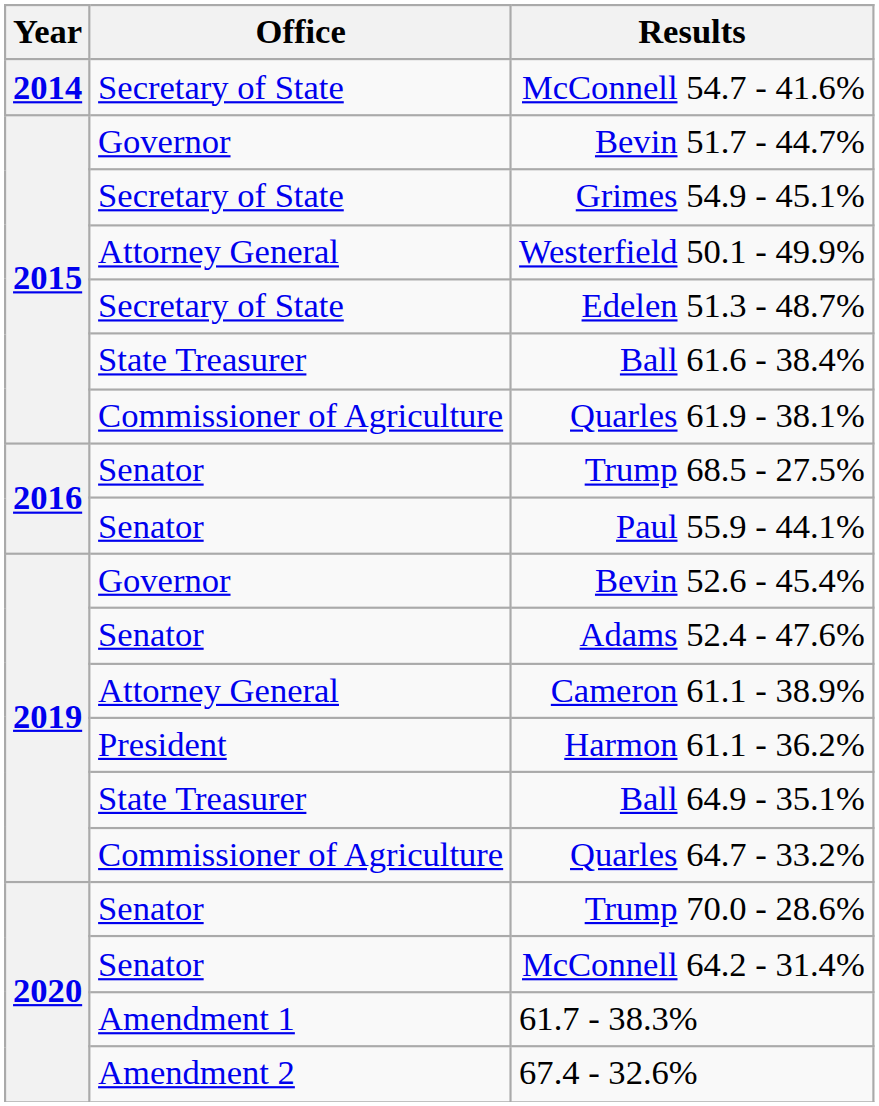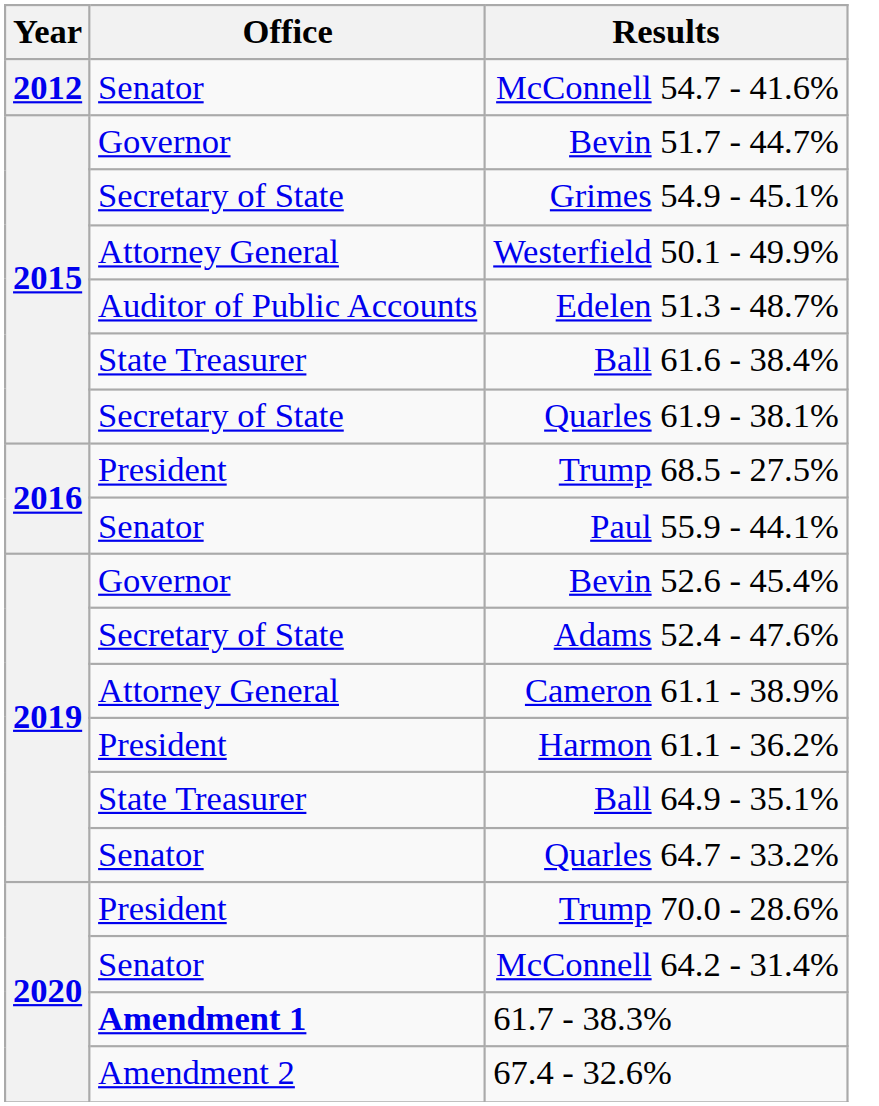(48, 86) 2014 -> (48, 86) 2012
(221, 86) Secretary of State -> (151, 86) Senator
(221, 305) Secretary of State -> (288, 305) Auditor of Public Accounts
(301, 415) Commissioner of Agriculture -> (221, 415) Secretary of State
(151, 470) Senator -> (162, 470) President
(151, 634) Senator -> (221, 634) Secretary of State
(301, 854) Commissioner of Agriculture -> (151, 854) Senator
(151, 908) Senator -> (162, 908) President
(196, 1018) normal -> (202, 1018) bold
